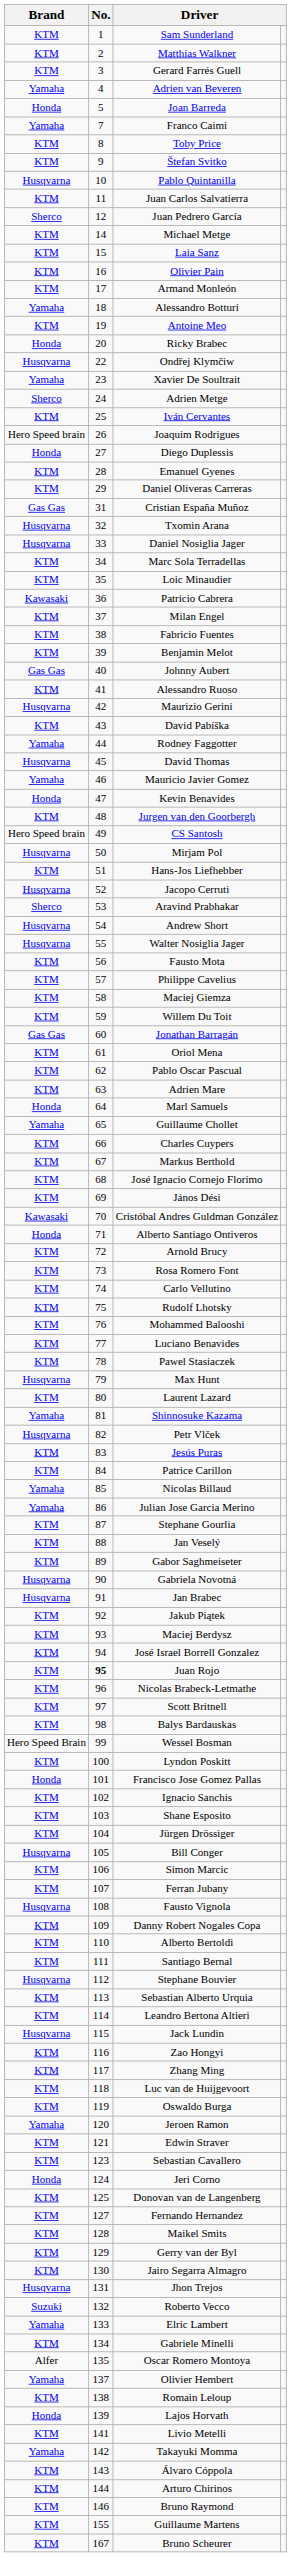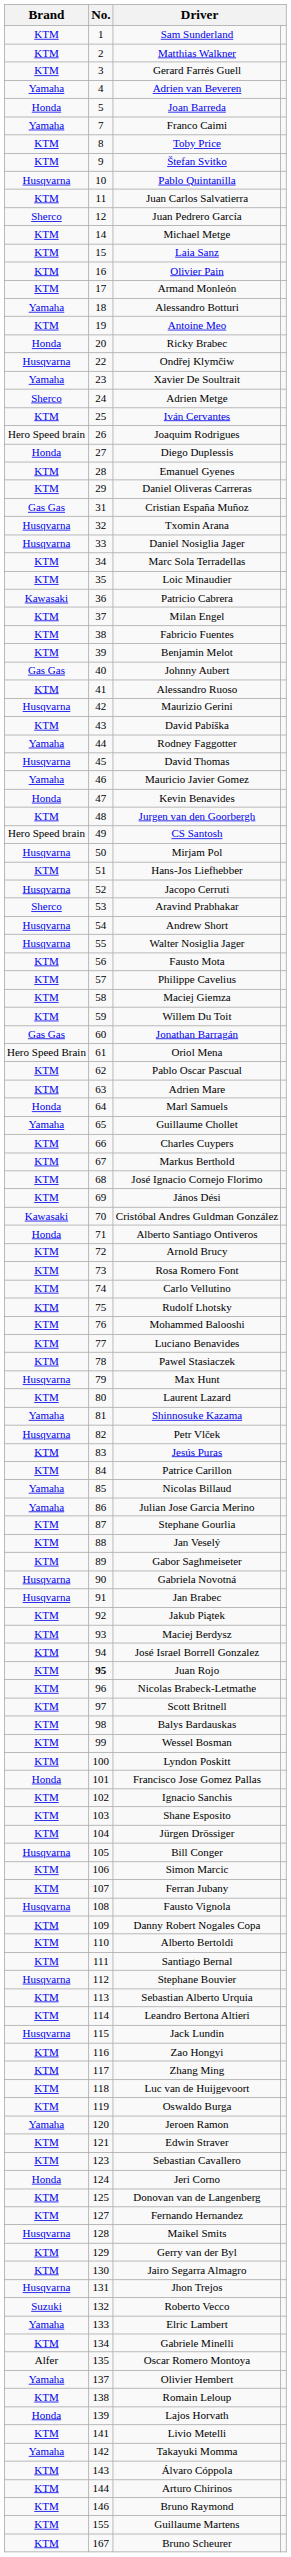(46, 1052) KTM -> (46, 1052) Hero Speed Brain
(46, 1742) Hero Speed Brain -> (46, 1742) KTM
(46, 2233) KTM -> (46, 2233) Husqvarna
